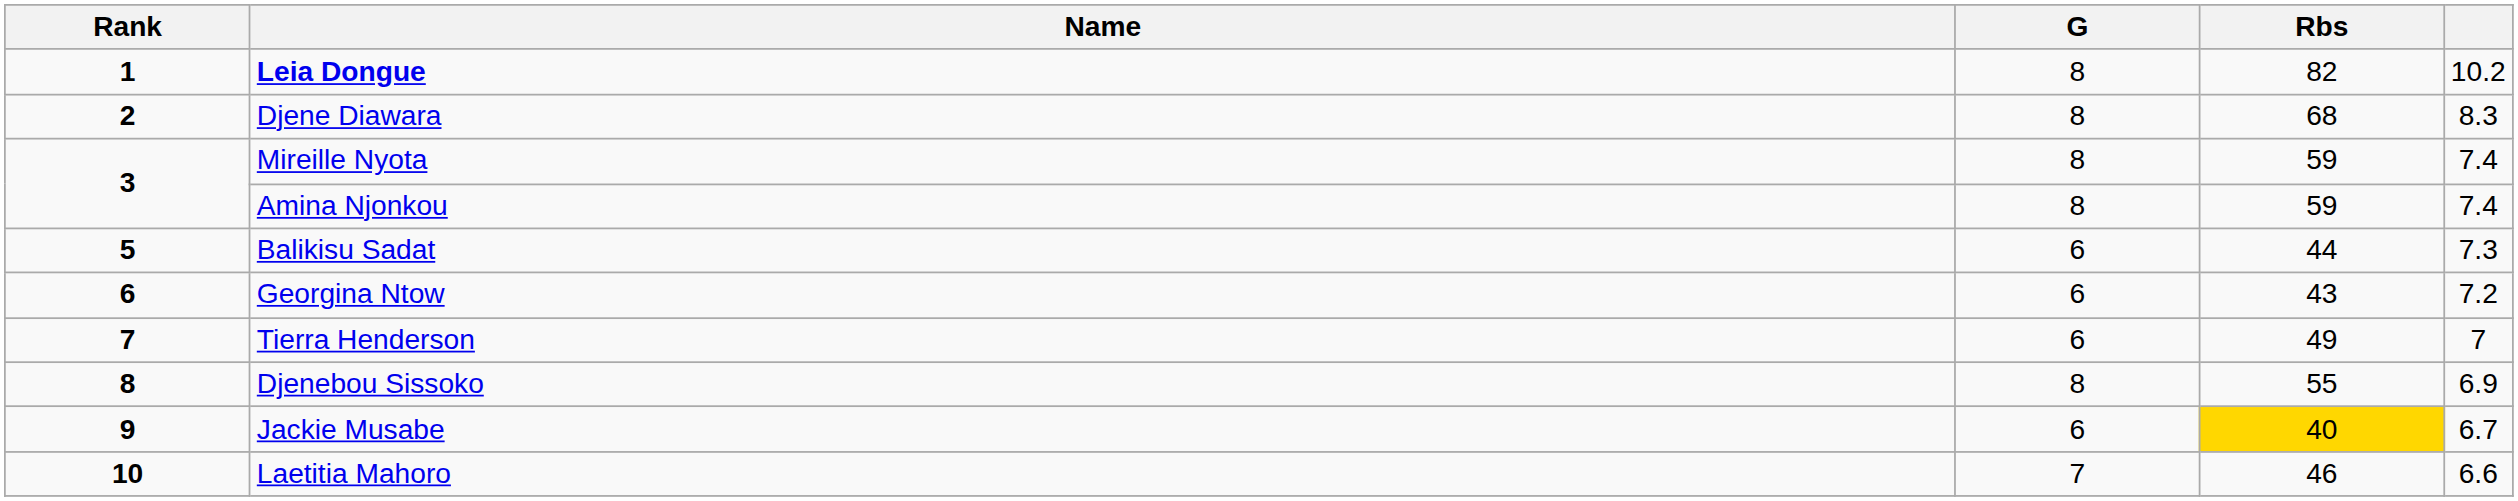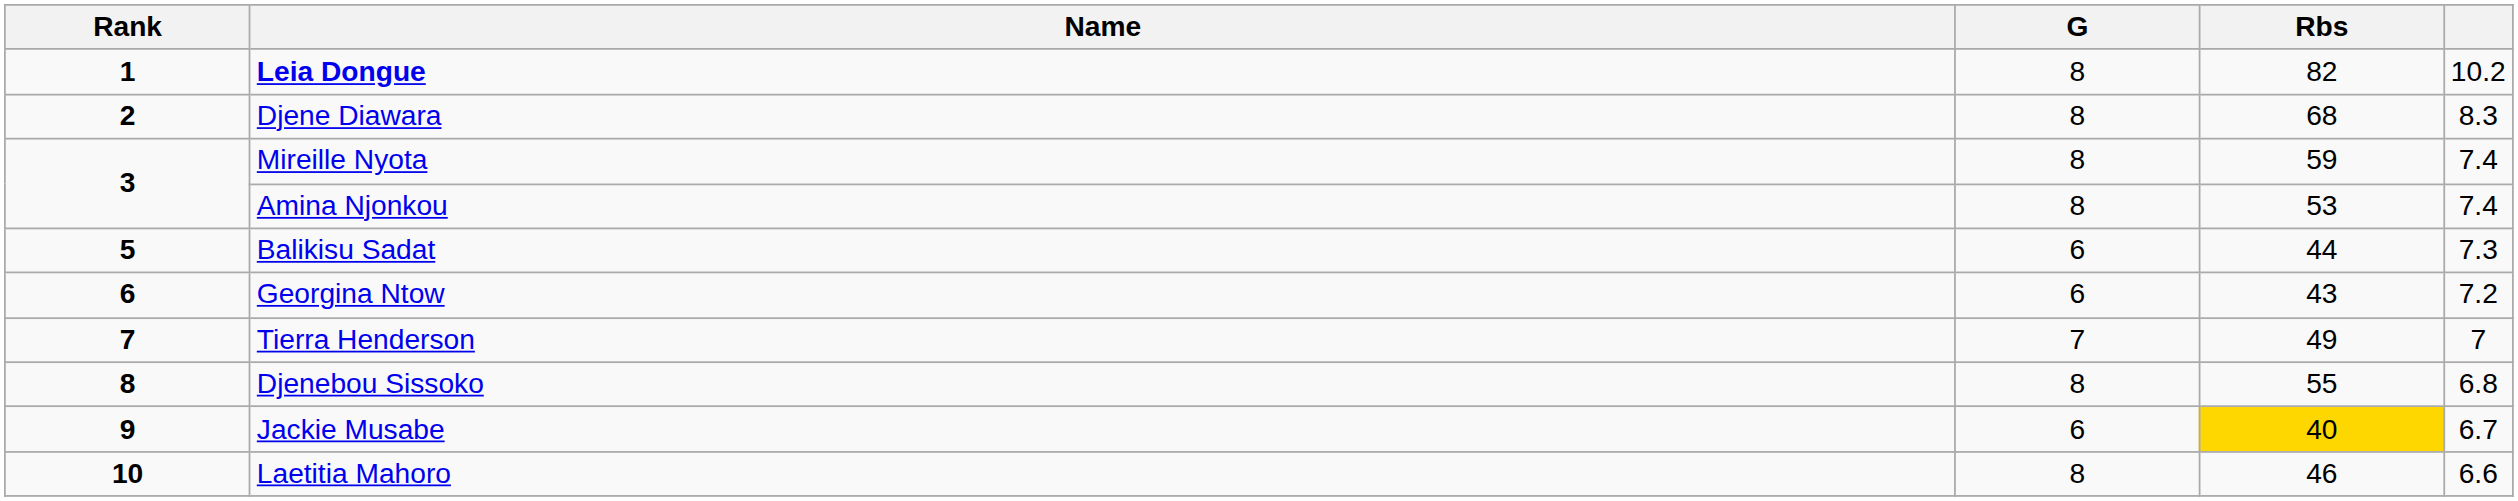(2322, 205) 59 -> (2322, 205) 53
(2077, 339) 6 -> (2077, 339) 7
(2478, 384) 6.9 -> (2478, 384) 6.8
(2077, 473) 7 -> (2077, 473) 8
